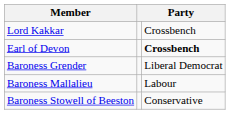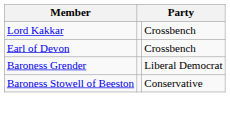(172, 48) bold -> (170, 48) normal
- row: (50, 83)
